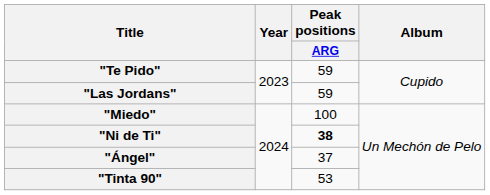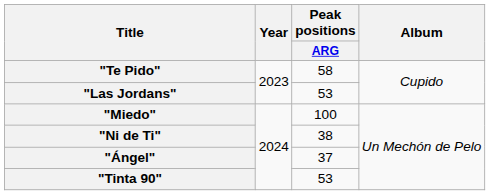(325, 71) 59 -> (325, 71) 58
(325, 93) 59 -> (325, 93) 53
(325, 136) bold -> (325, 136) normal
